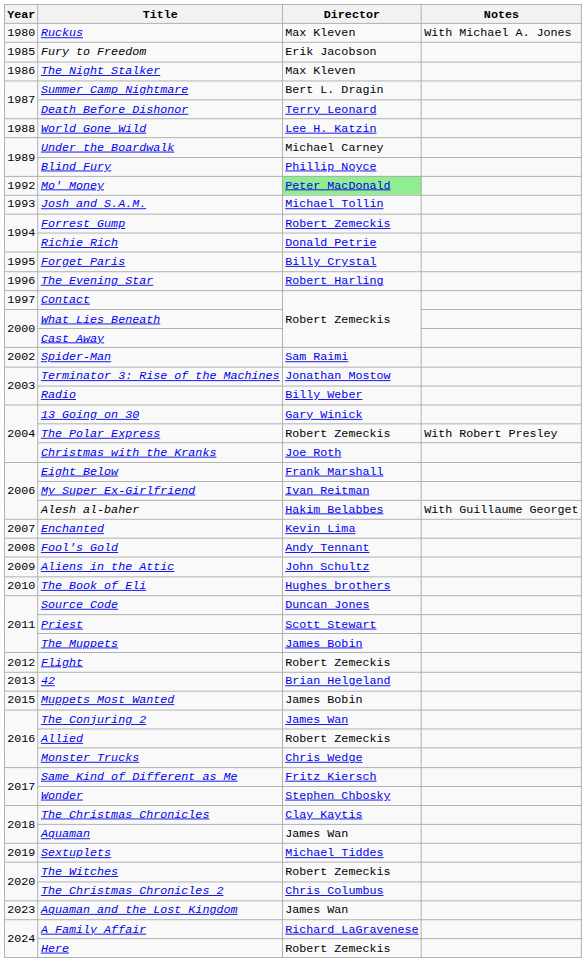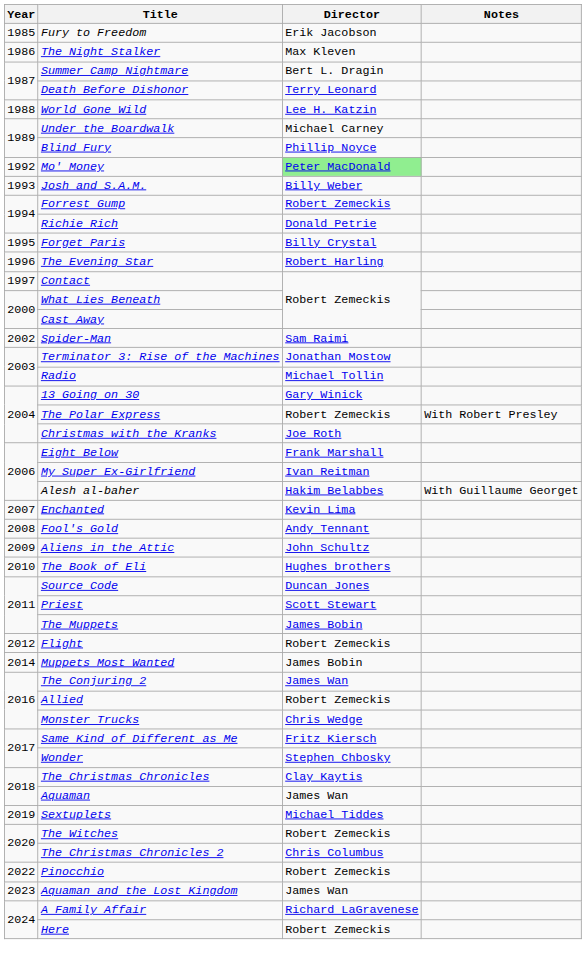- row: (62, 33)
(334, 205) Michael Tollin -> (324, 186) Billy Weber
(324, 395) Billy Weber -> (334, 376) Michael Tollin
- row: (48, 681)
(21, 700) 2015 -> (21, 662) 2014
+ row: (72, 872)
